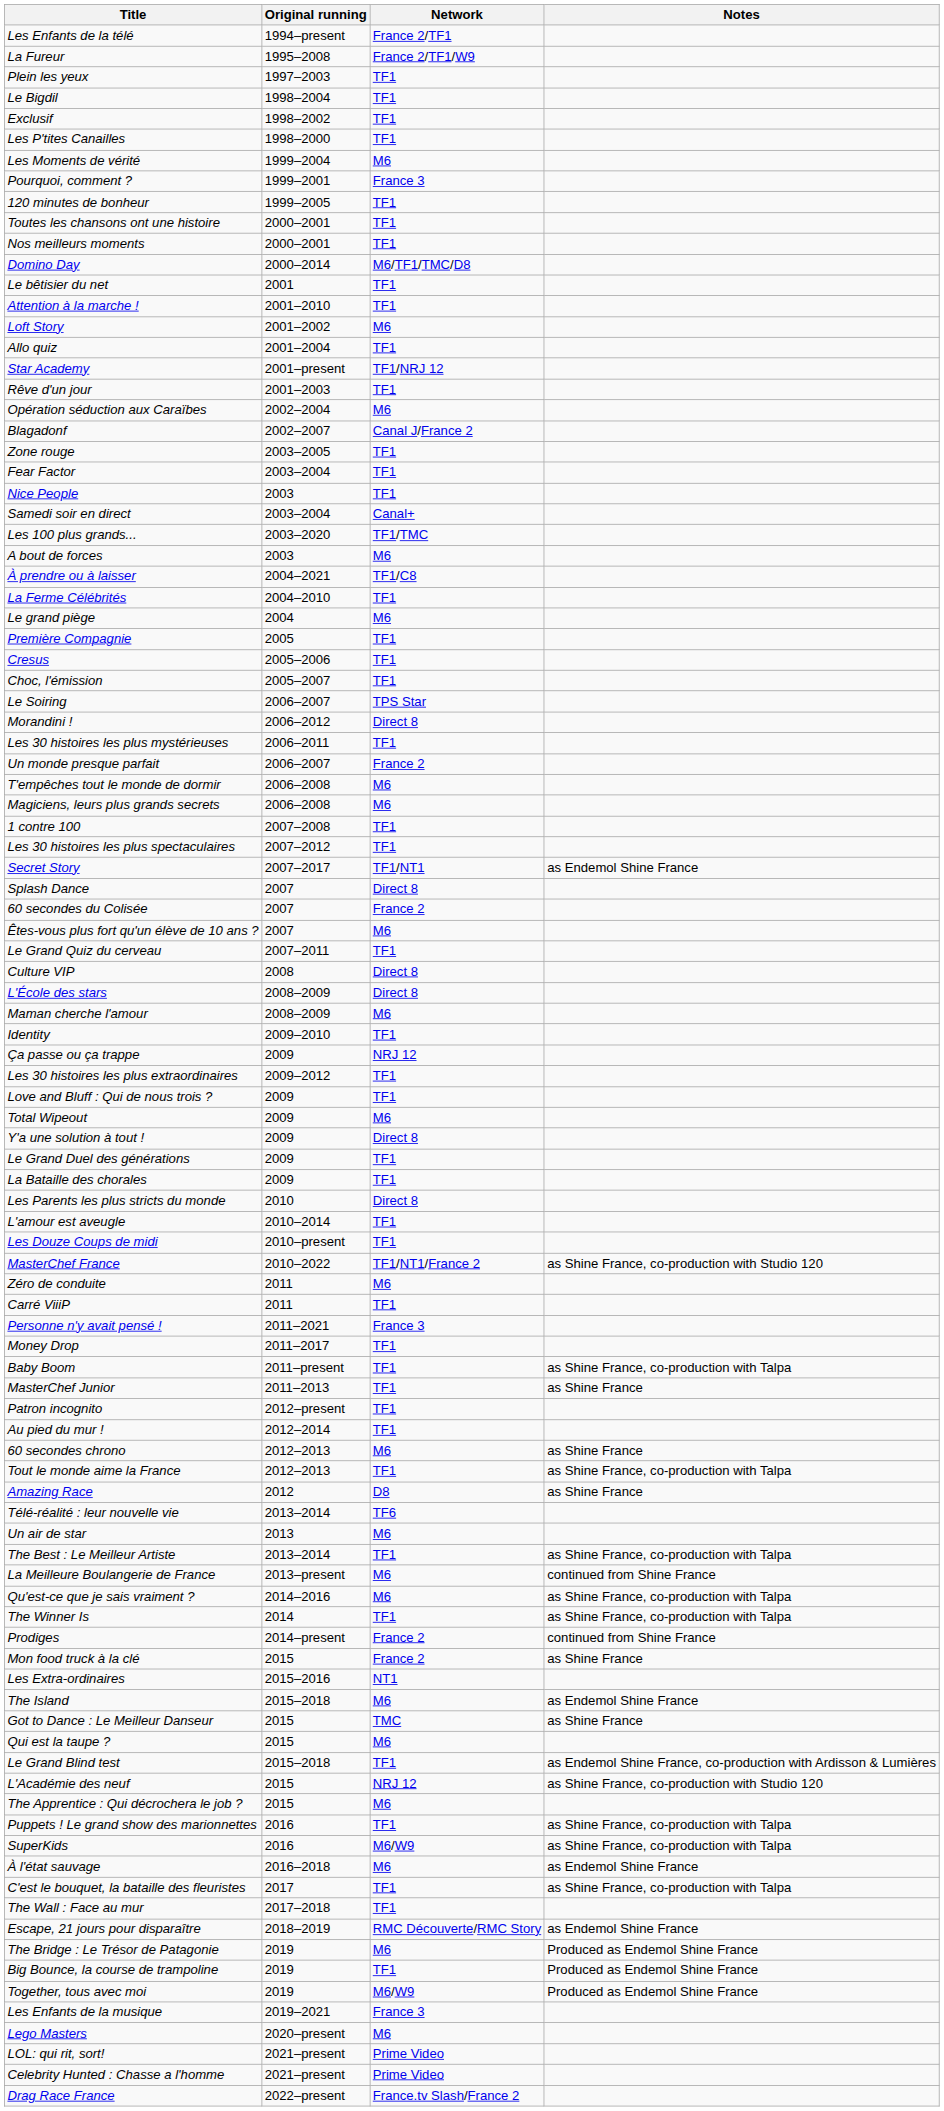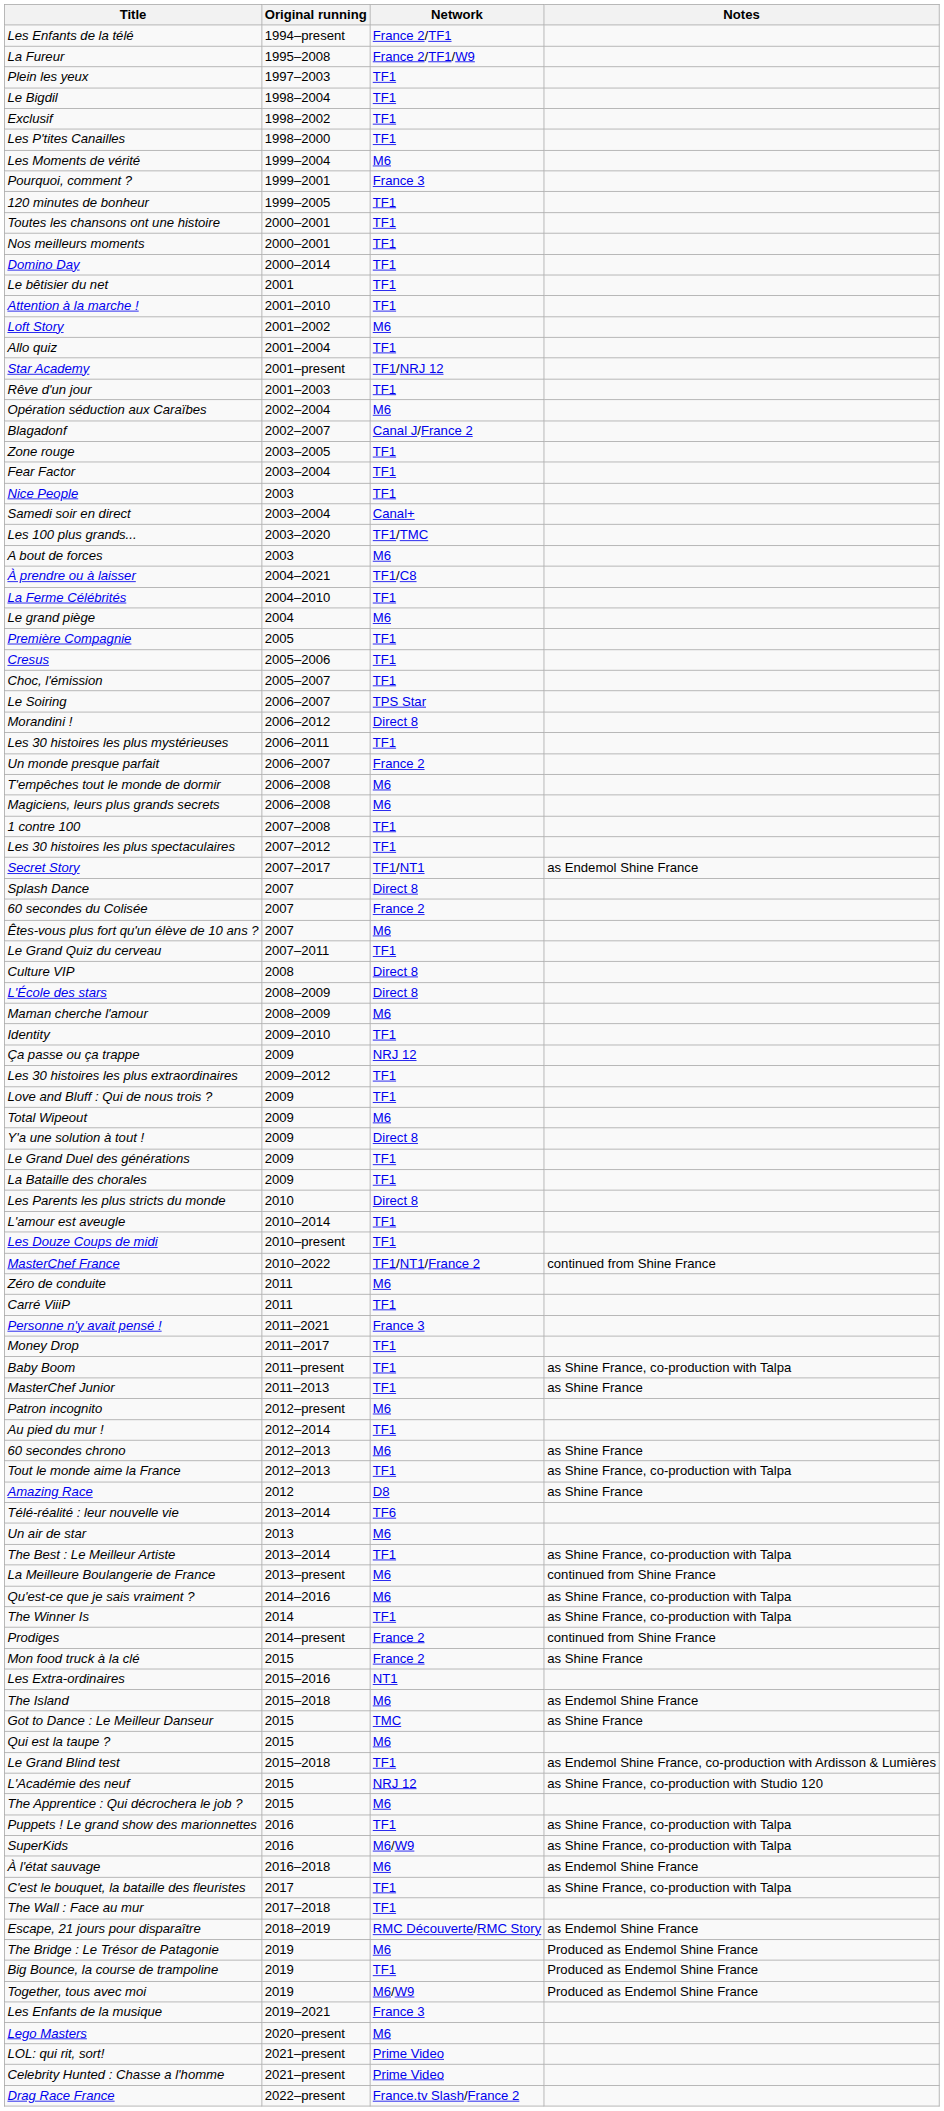(422, 264) M6/TF1/TMC/D8 -> (384, 264) TF1
(685, 1263) as Shine France, co-production with Studio 120 -> (631, 1263) continued from Shine France
(384, 1409) TF1 -> (382, 1409) M6
